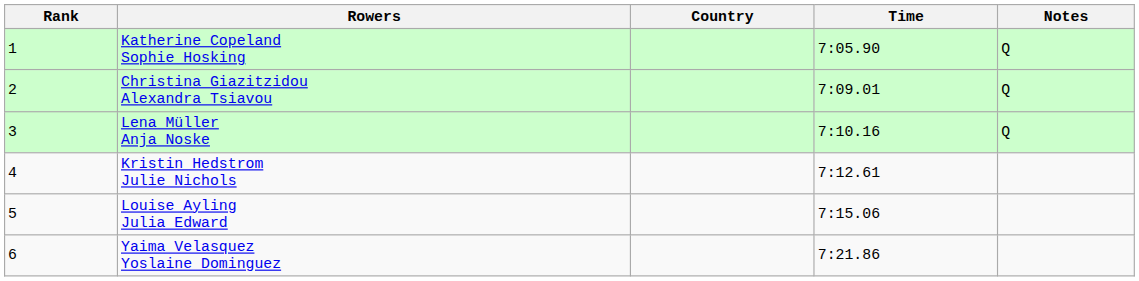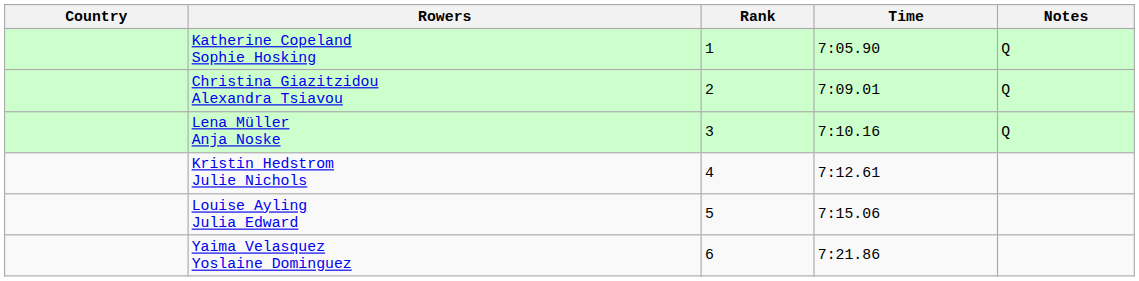columns swapped: (61, 17) <-> (722, 17)
